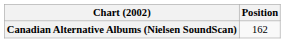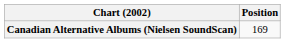(260, 29) 162 -> (260, 29) 169
